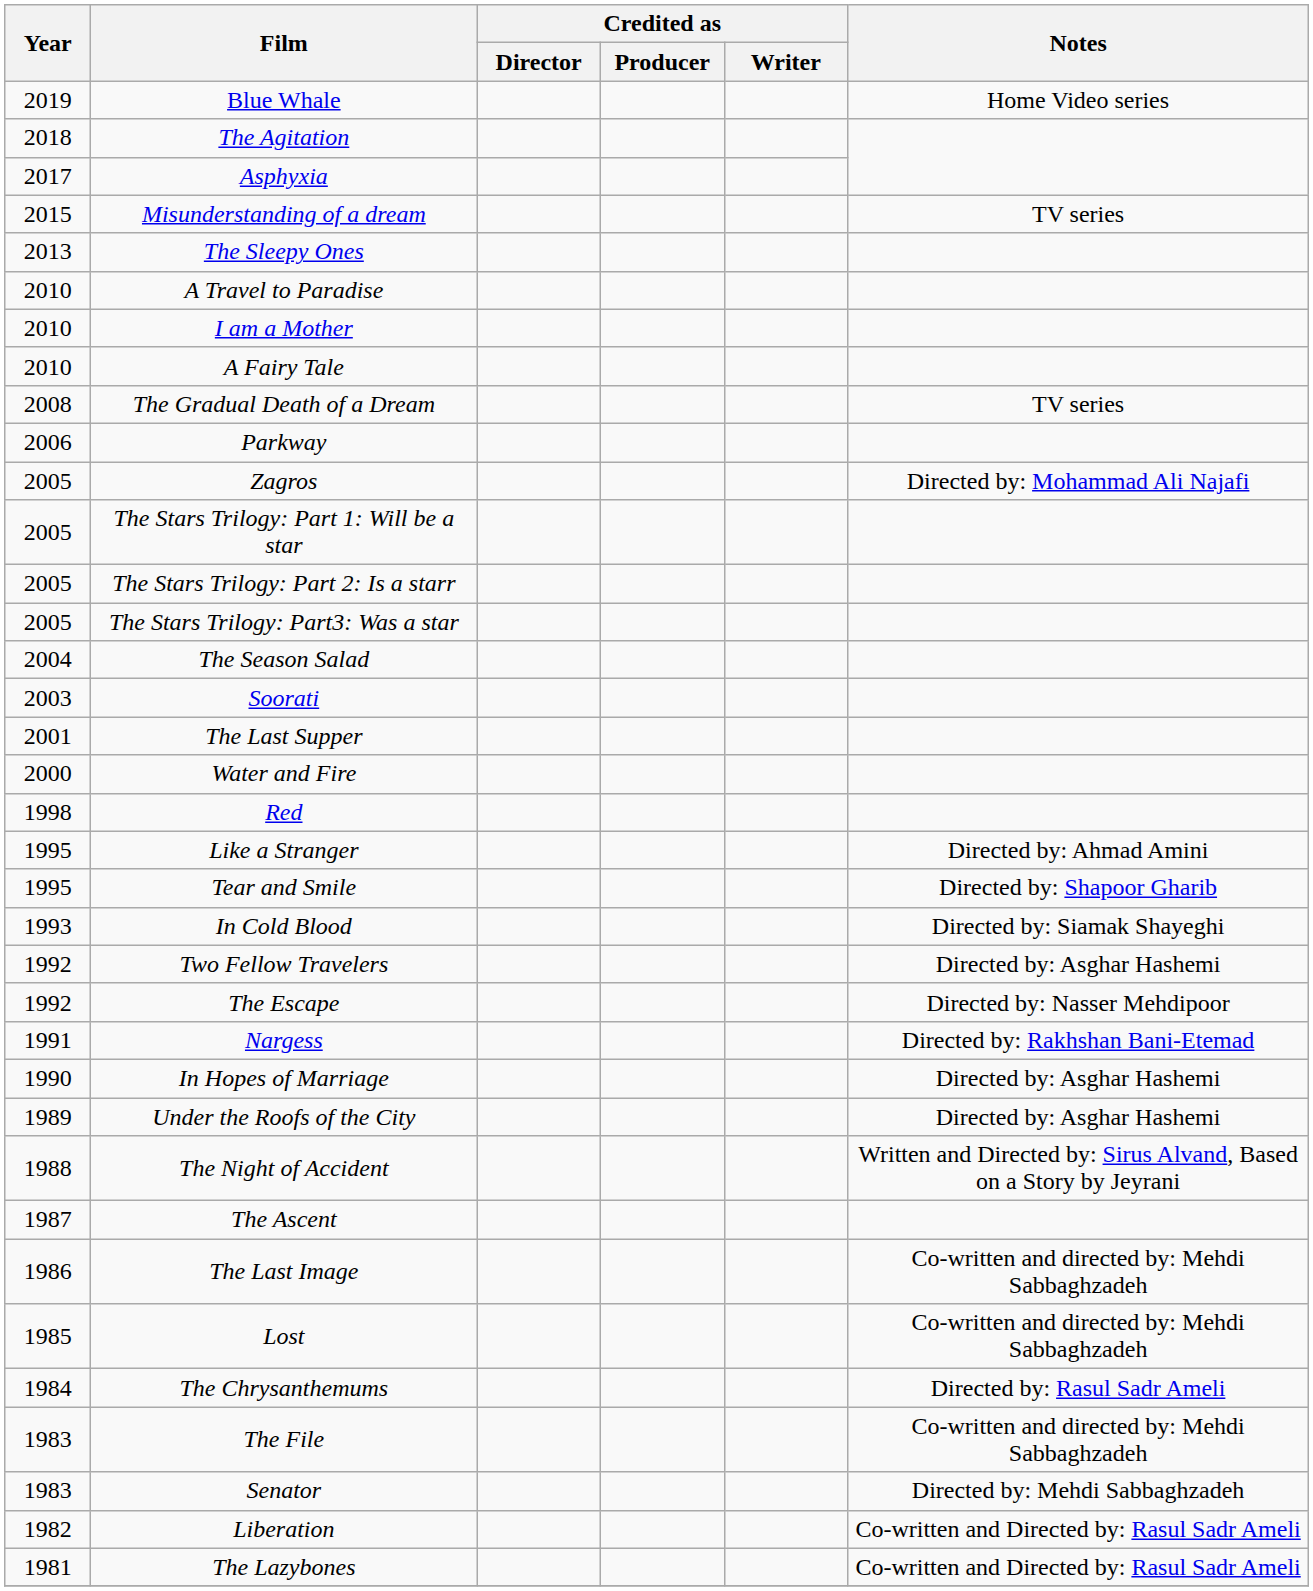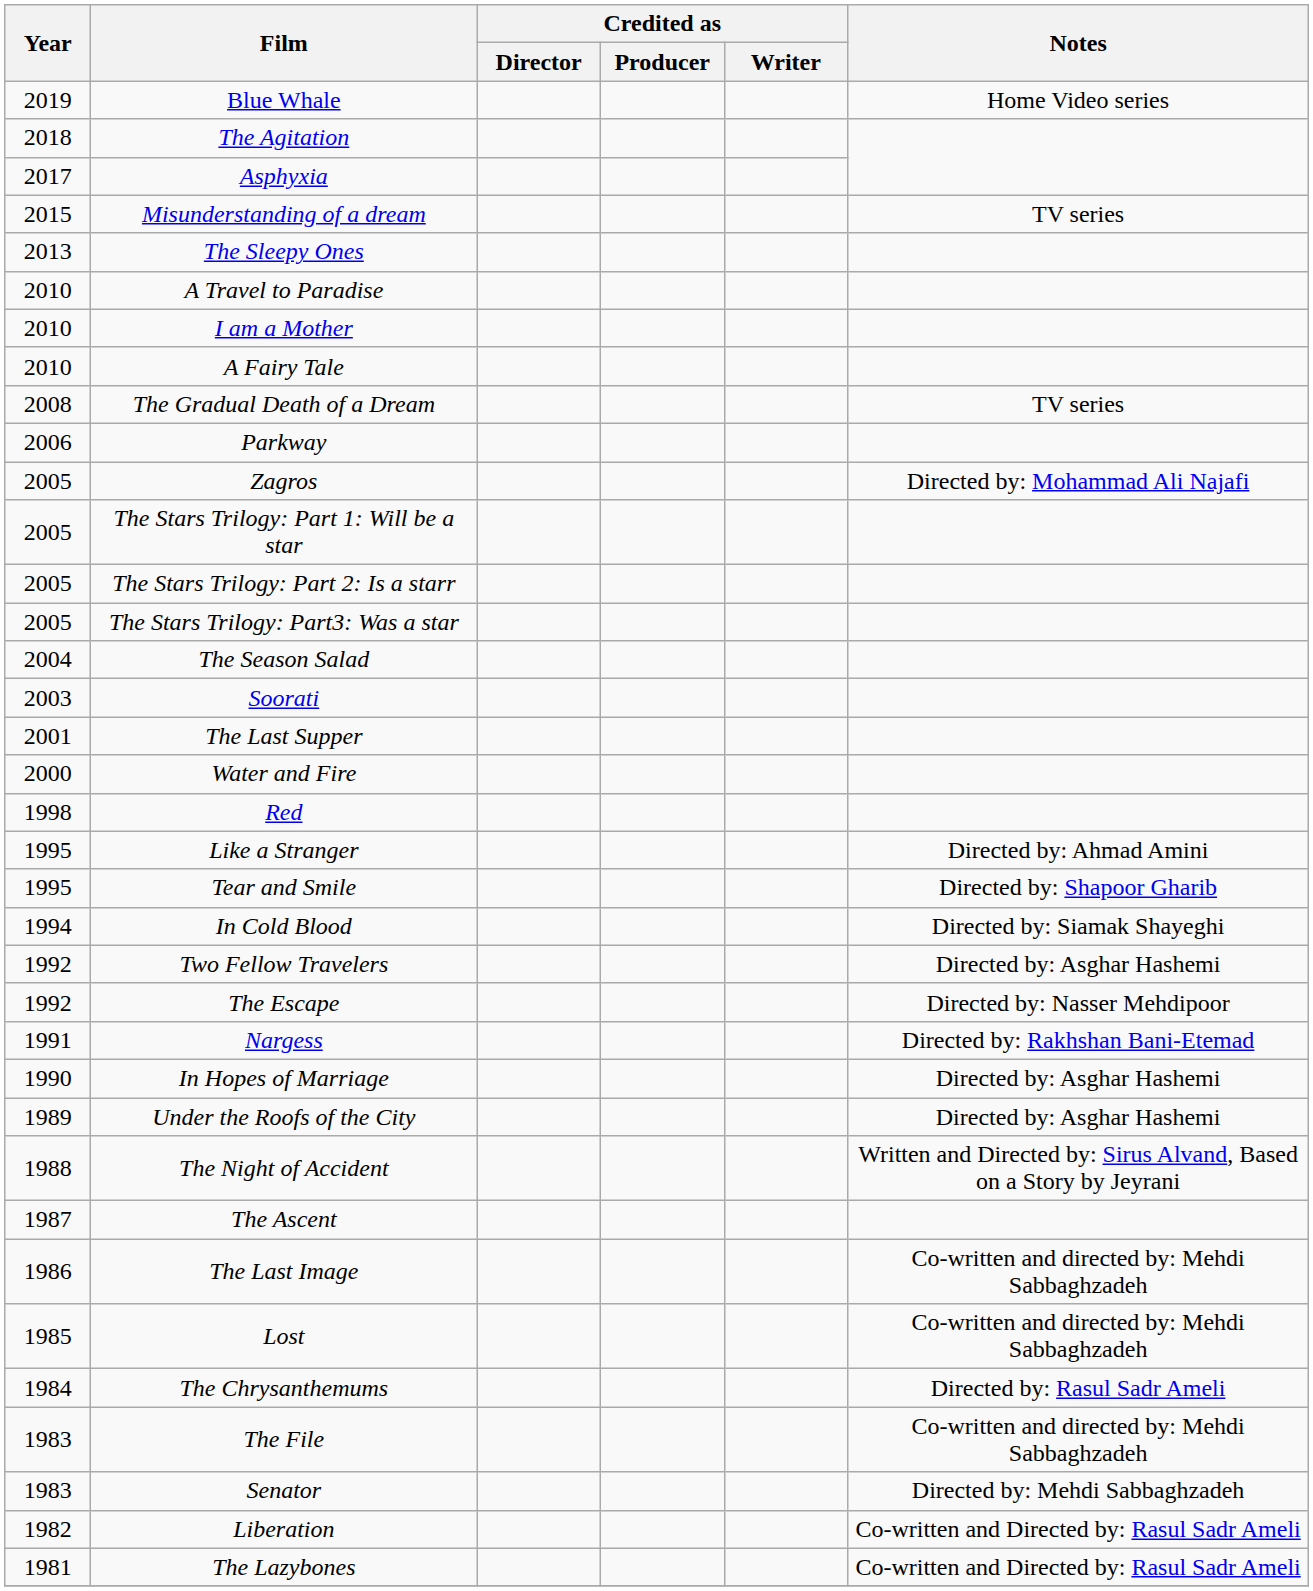(48, 925) 1993 -> (48, 925) 1994
